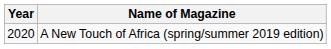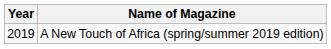(21, 33) 2020 -> (21, 33) 2019
